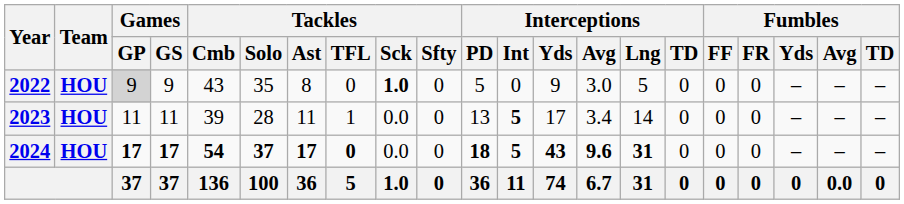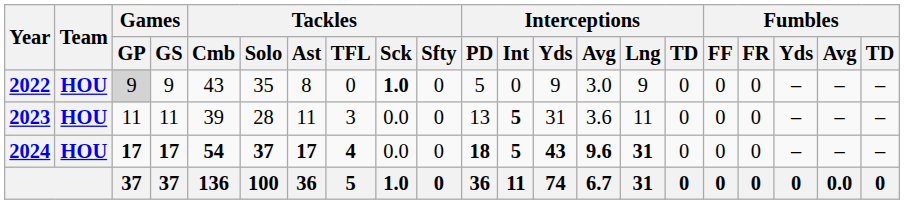(643, 85) 5 -> (643, 85) 9
(351, 118) 1 -> (351, 118) 3
(555, 118) 17 -> (555, 118) 31
(599, 118) 3.4 -> (599, 118) 3.6
(643, 118) 14 -> (643, 118) 11
(351, 150) 0 -> (351, 150) 4
